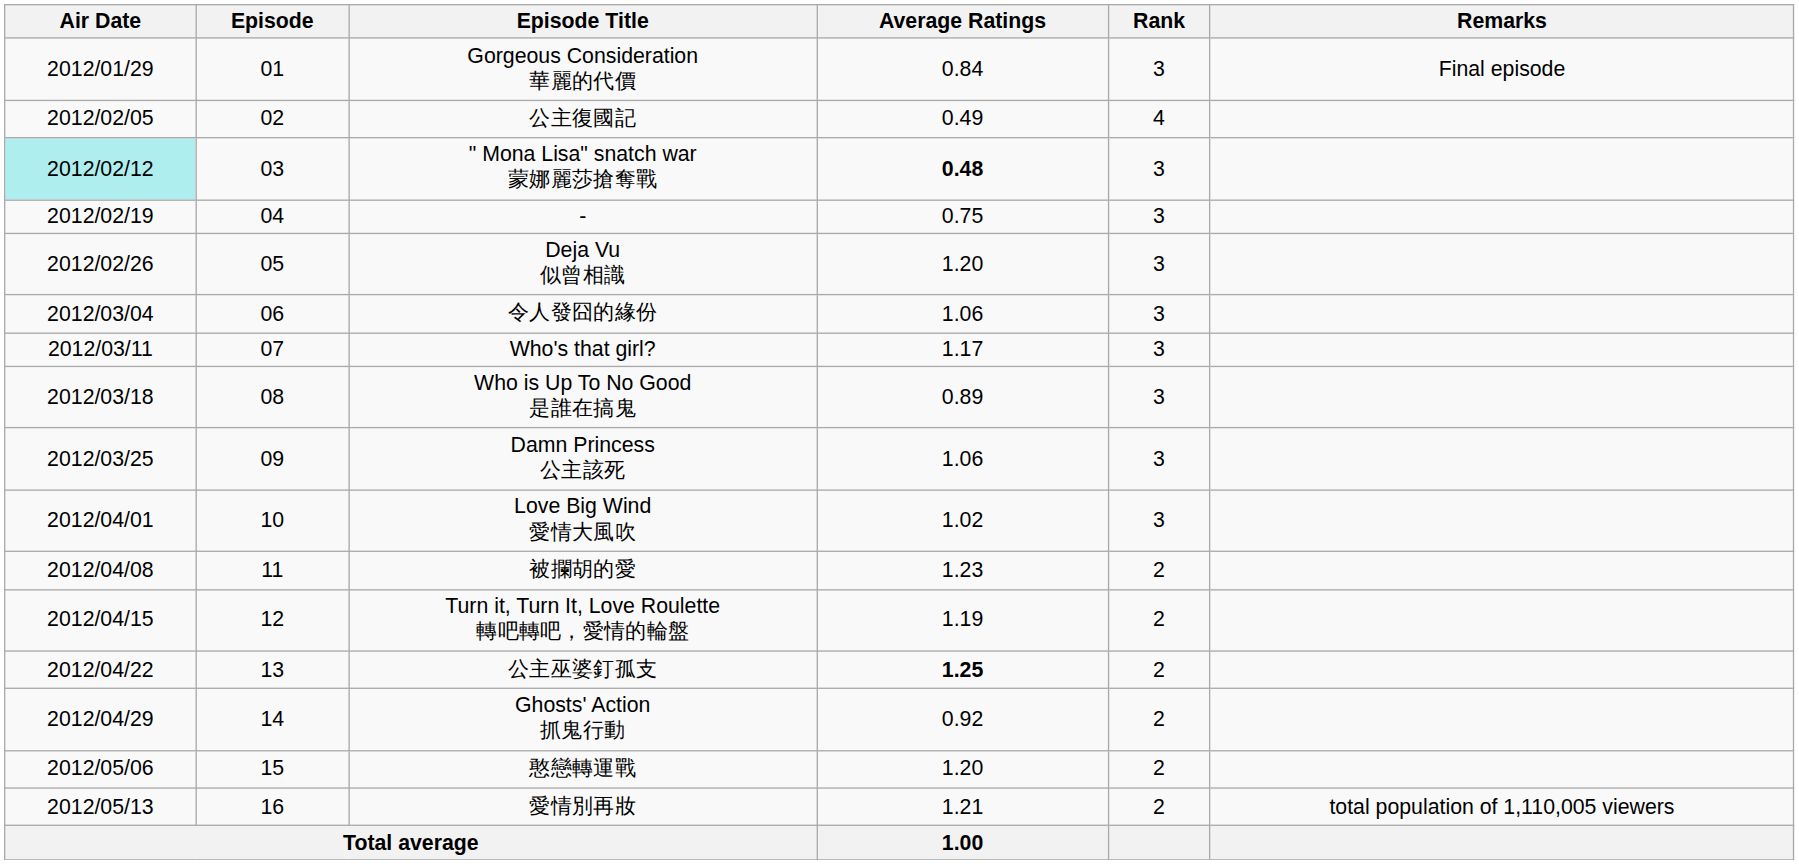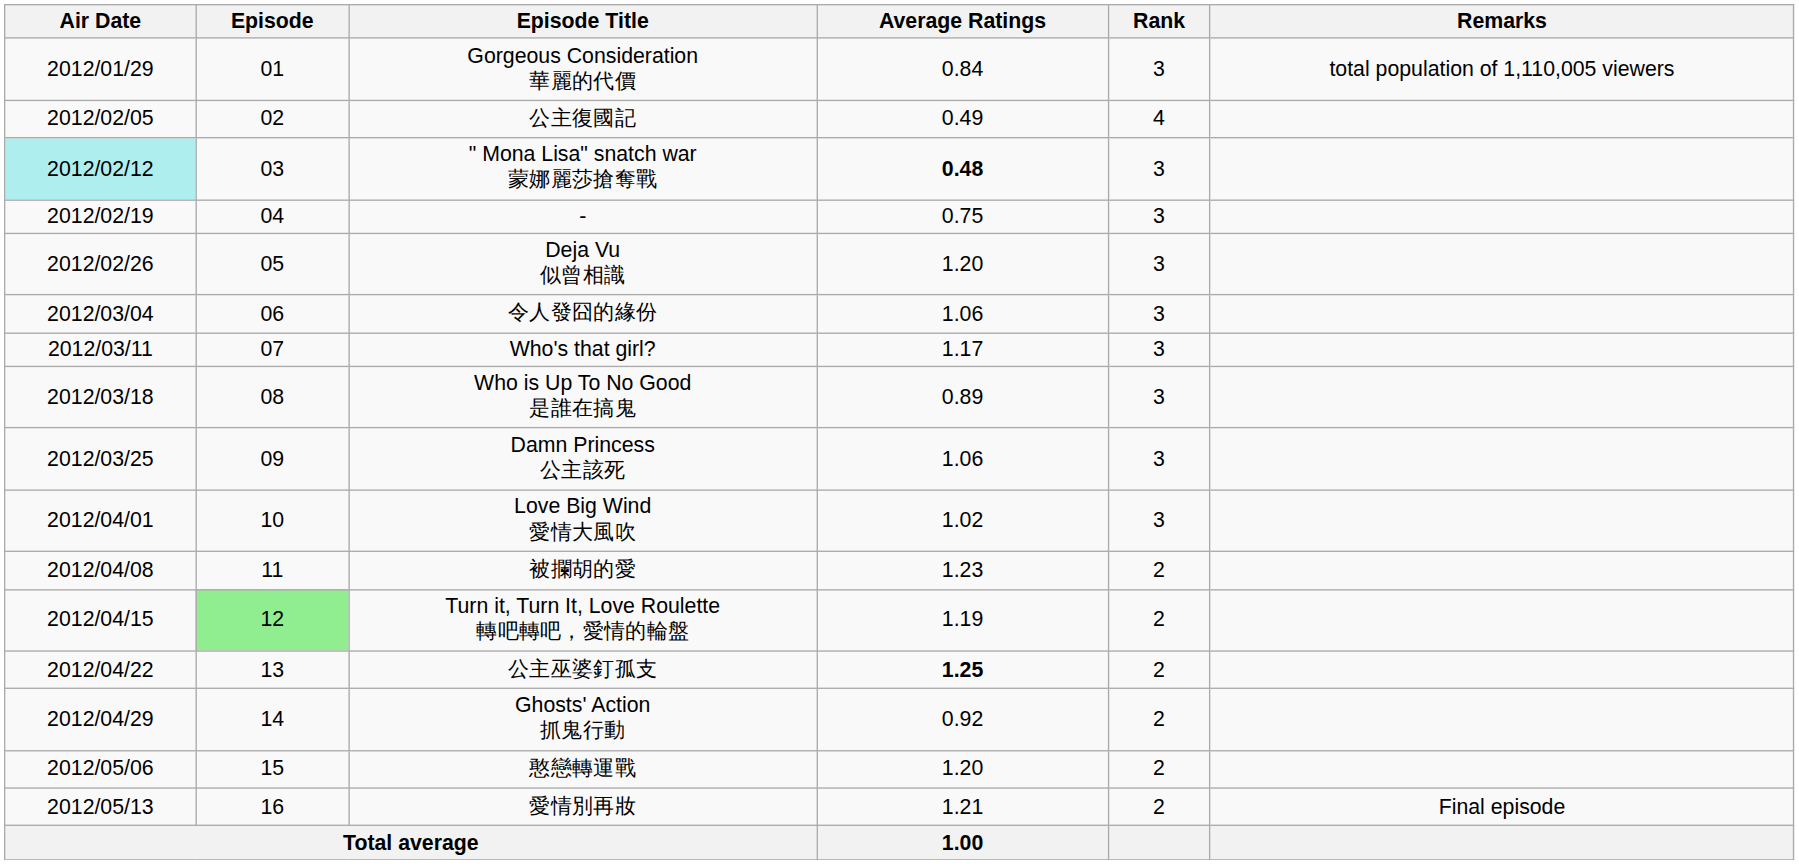(1502, 69) Final episode -> (1502, 69) total population of 1,110,005 viewers
(272, 619) no background -> (272, 619) lightgreen background
(1502, 806) total population of 1,110,005 viewers -> (1502, 806) Final episode
